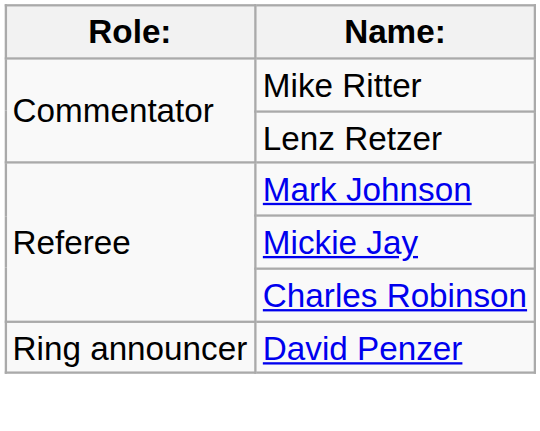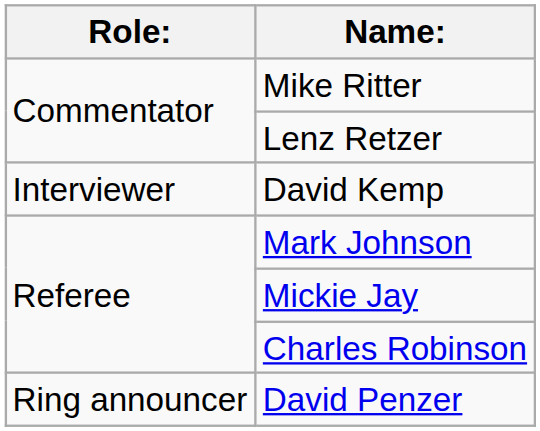+ row: (353, 190)
